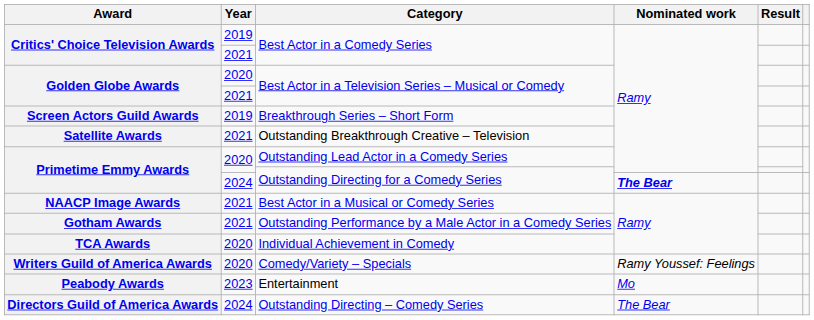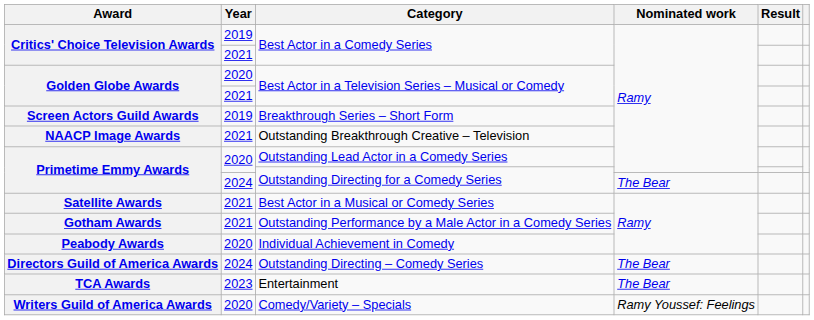(113, 136) Satellite Awards -> (113, 136) NAACP Image Awards
(645, 182) bold -> (644, 182) normal
(113, 203) NAACP Image Awards -> (113, 203) Satellite Awards
(113, 243) TCA Awards -> (113, 243) Peabody Awards
rows swapped: (238, 264) <-> (238, 304)
(113, 284) Peabody Awards -> (113, 284) TCA Awards
(626, 284) Mo -> (644, 284) The Bear
